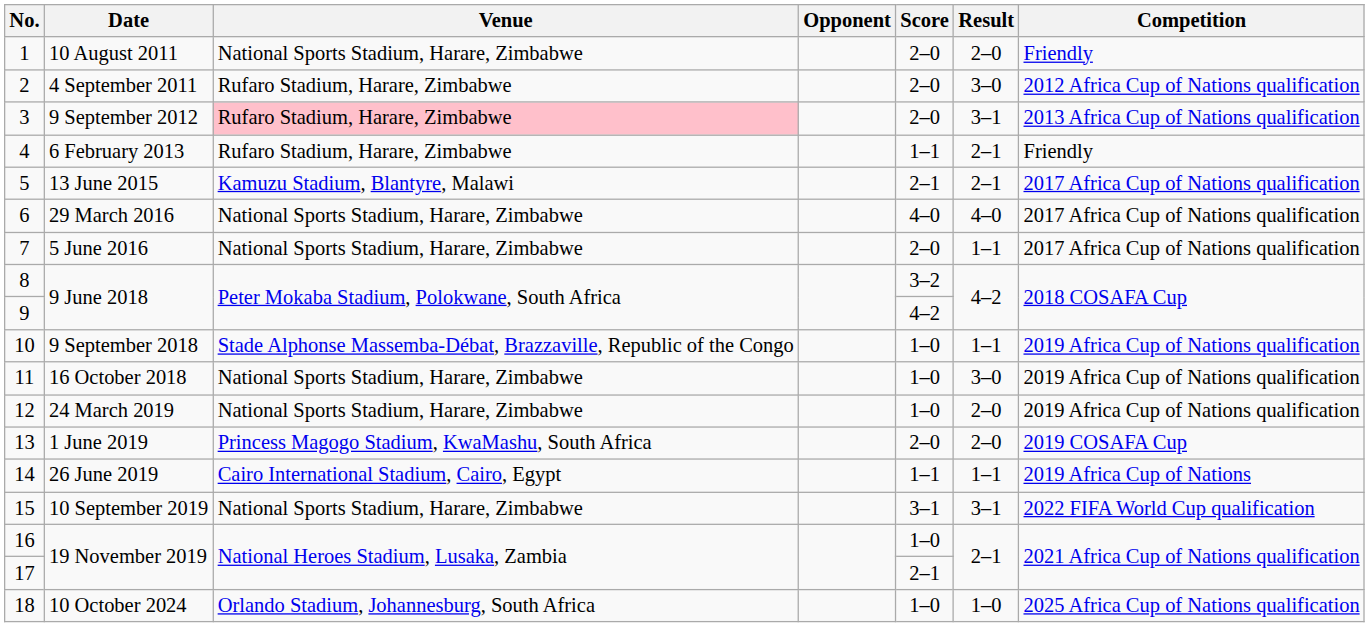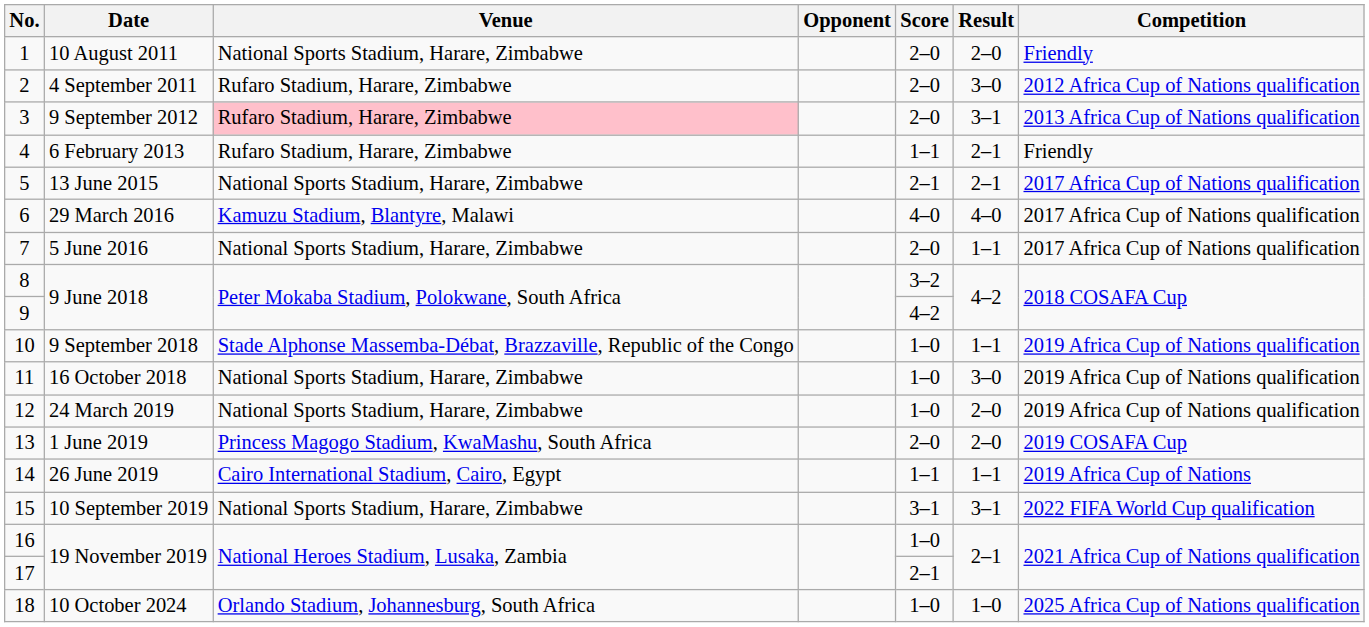(366, 183) Kamuzu Stadium, Blantyre, Malawi -> (400, 183) National Sports Stadium, Harare, Zimbabwe
(400, 215) National Sports Stadium, Harare, Zimbabwe -> (366, 215) Kamuzu Stadium, Blantyre, Malawi
